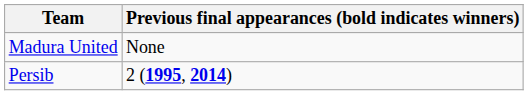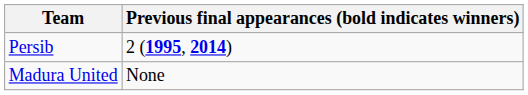rows swapped: (31, 75) <-> (63, 47)
